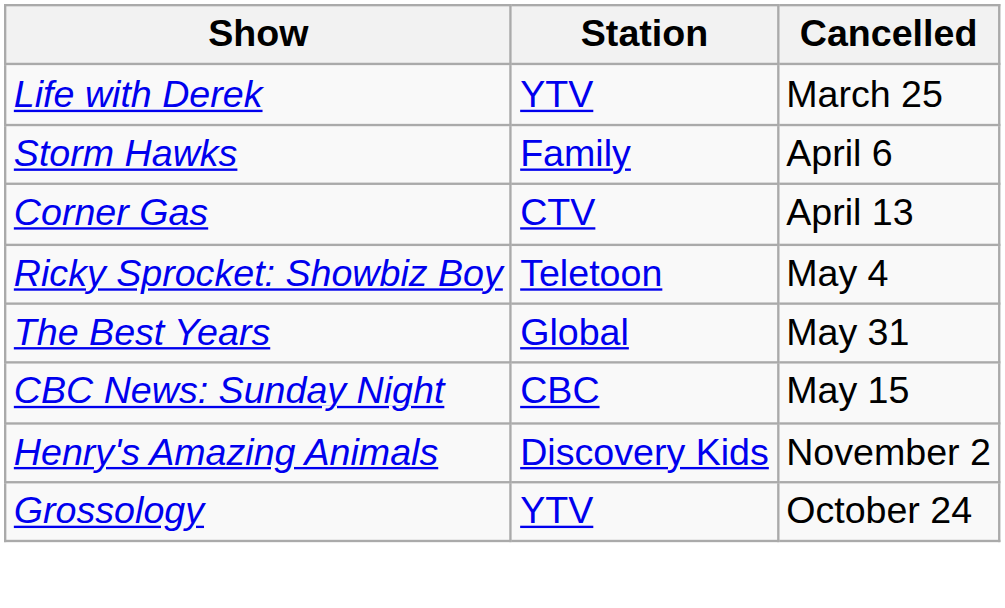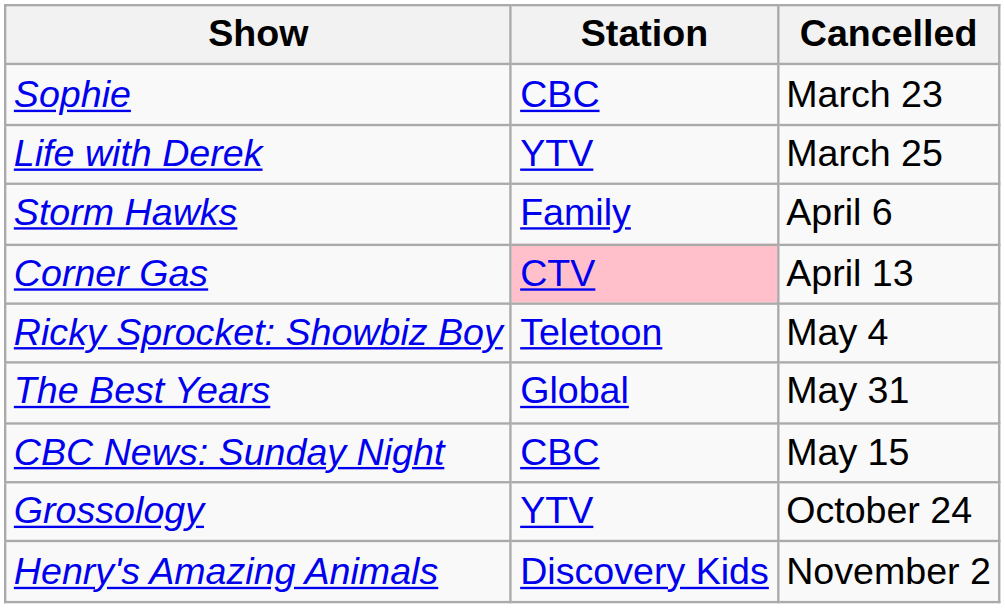+ row: (72, 93)
(558, 213) no background -> (558, 272) pink background
rows swapped: (109, 511) <-> (226, 451)
